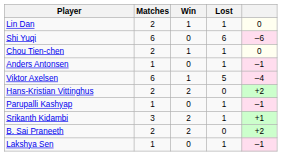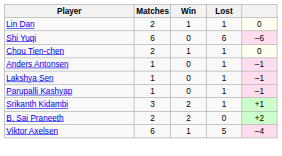rows swapped: (32, 78) <-> (30, 144)
- row: (50, 91)
